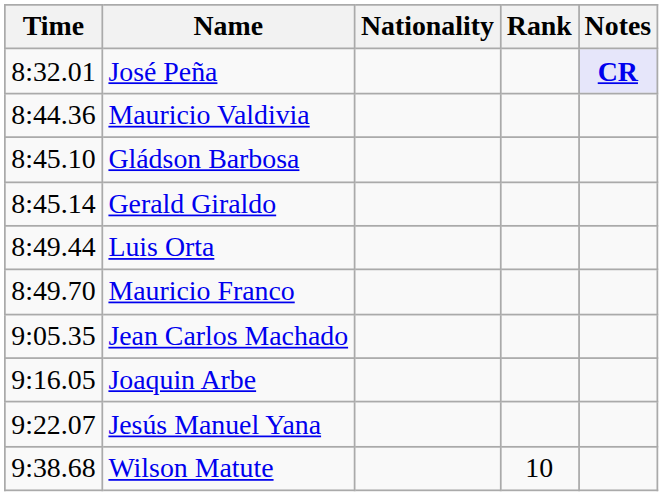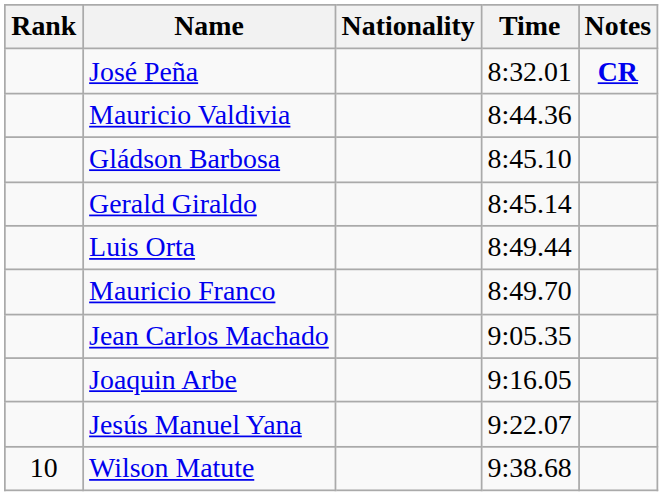columns swapped: (539, 26) <-> (53, 26)
(618, 70) lavender background -> (618, 70) no background
